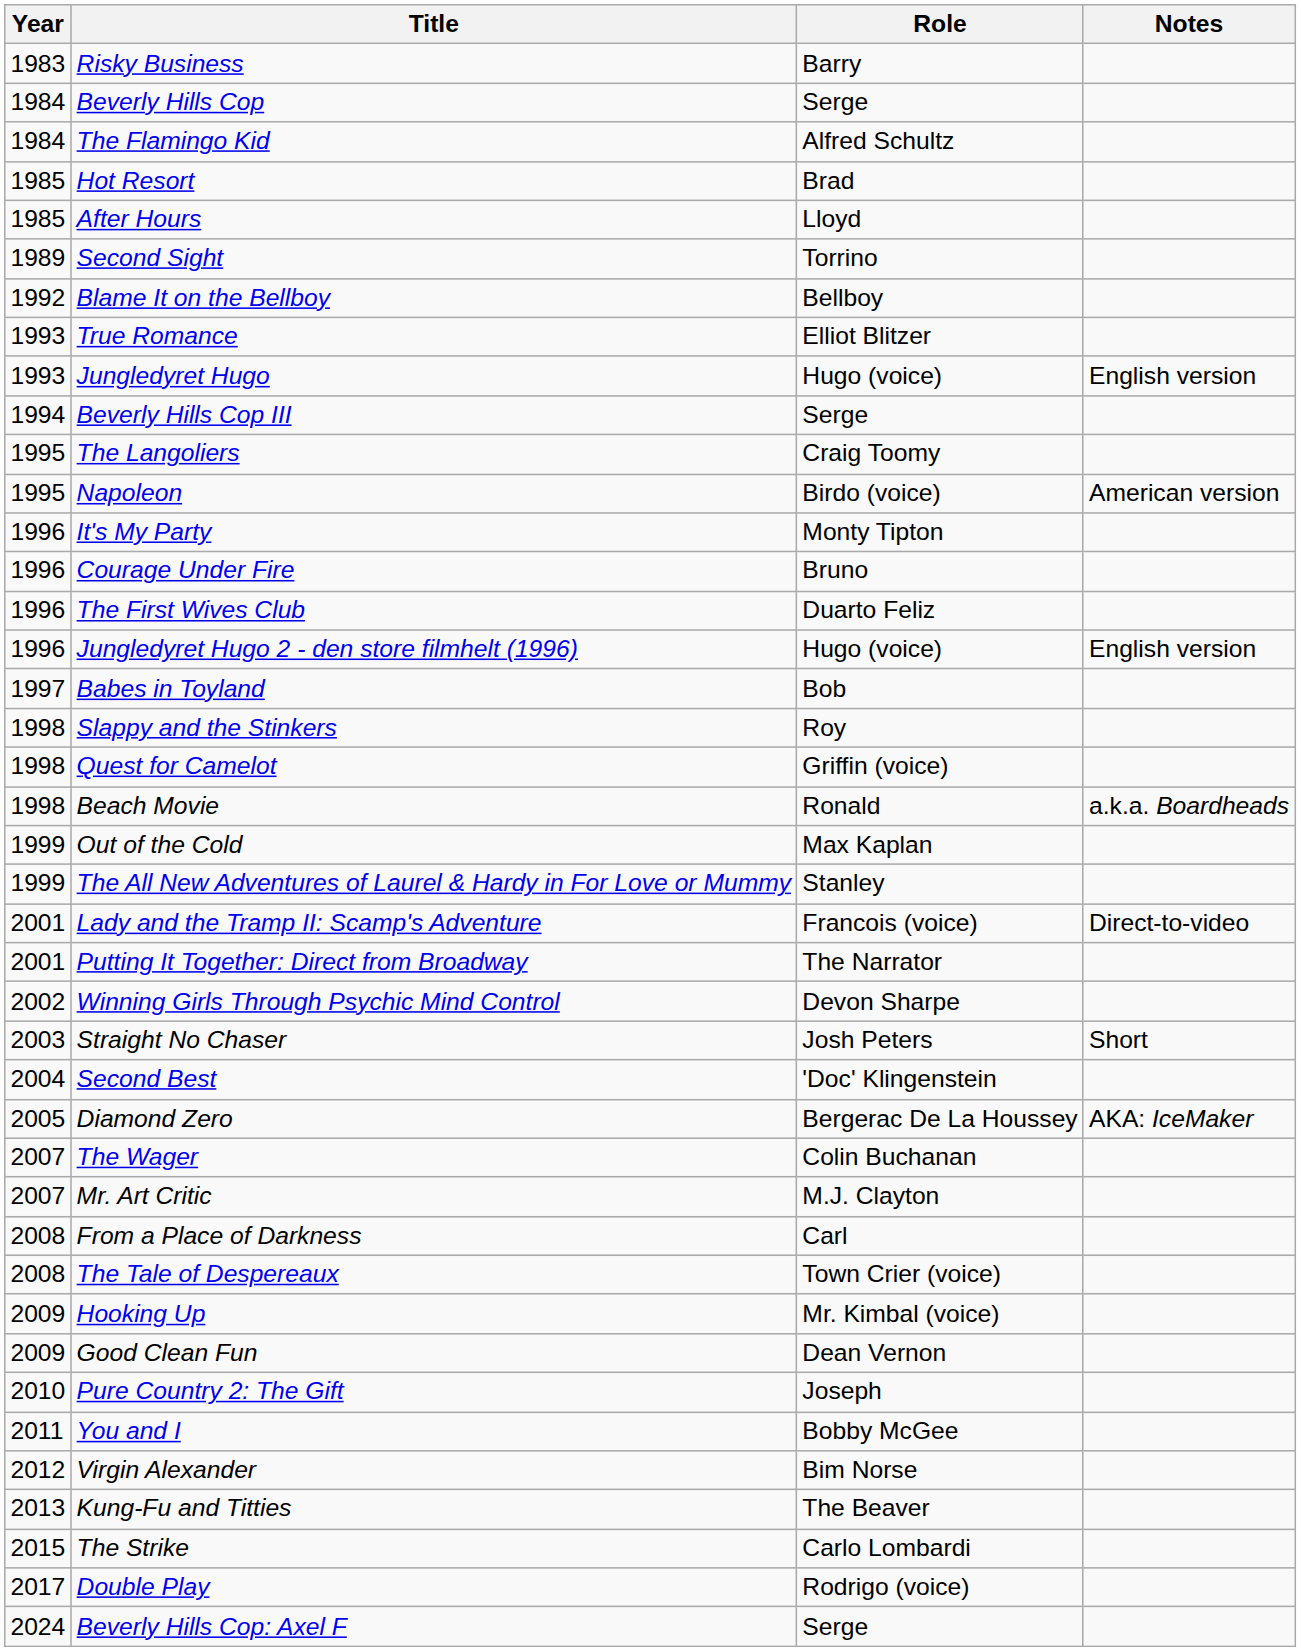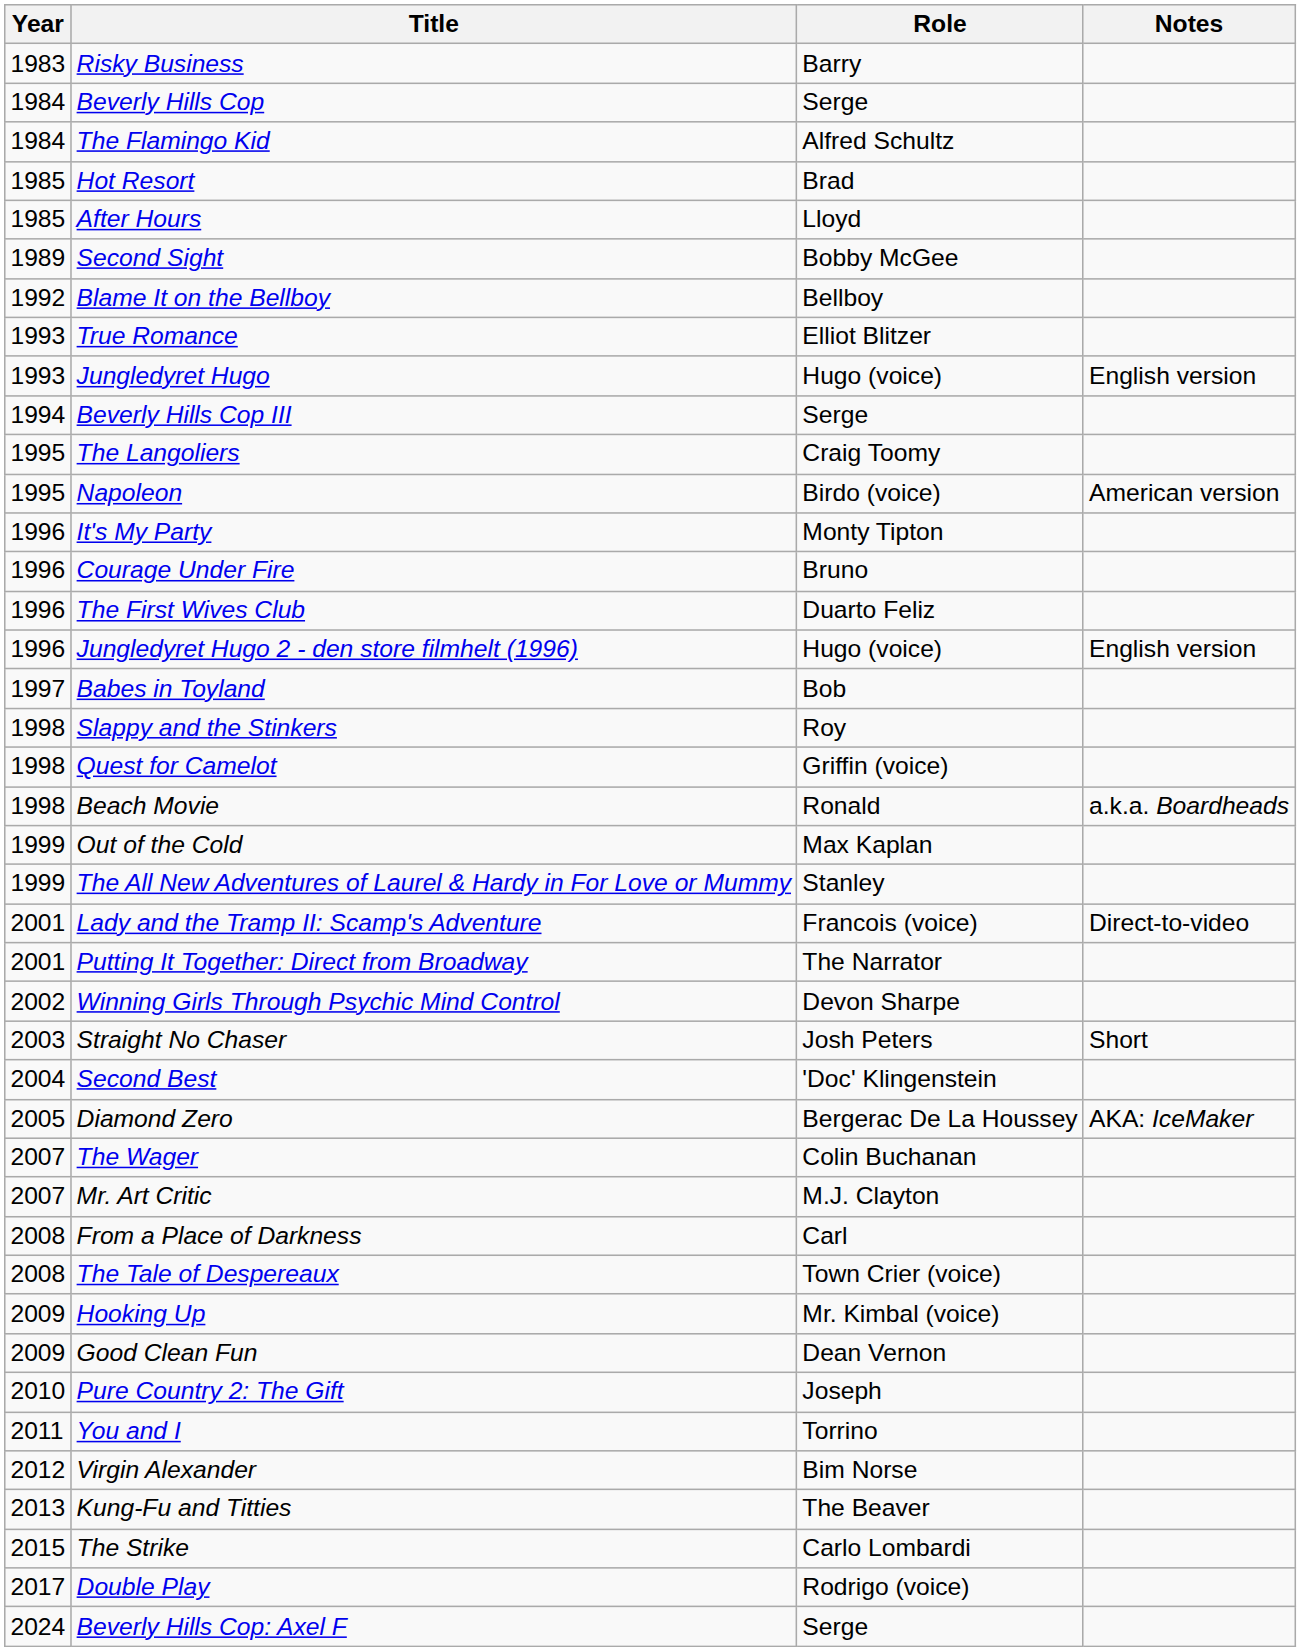(840, 258) Torrino -> (880, 258) Bobby McGee
(880, 1430) Bobby McGee -> (840, 1430) Torrino
